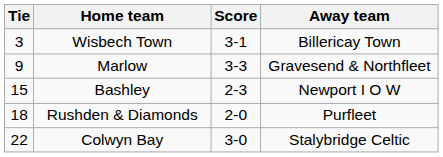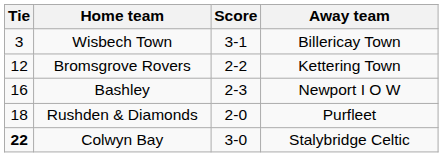- row: (122, 66)
+ row: (122, 66)
(19, 90) 15 -> (19, 90) 16
(19, 139) normal -> (19, 139) bold
